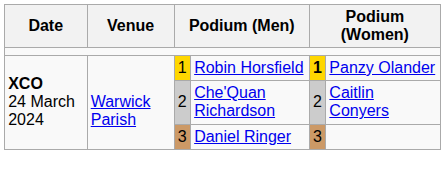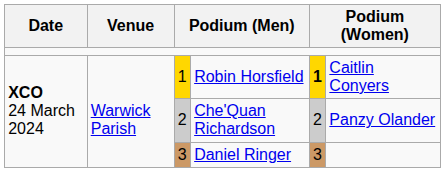(382, 67) Panzy Olander -> (359, 76) Caitlin Conyers
(359, 102) Caitlin Conyers -> (382, 120) Panzy Olander
